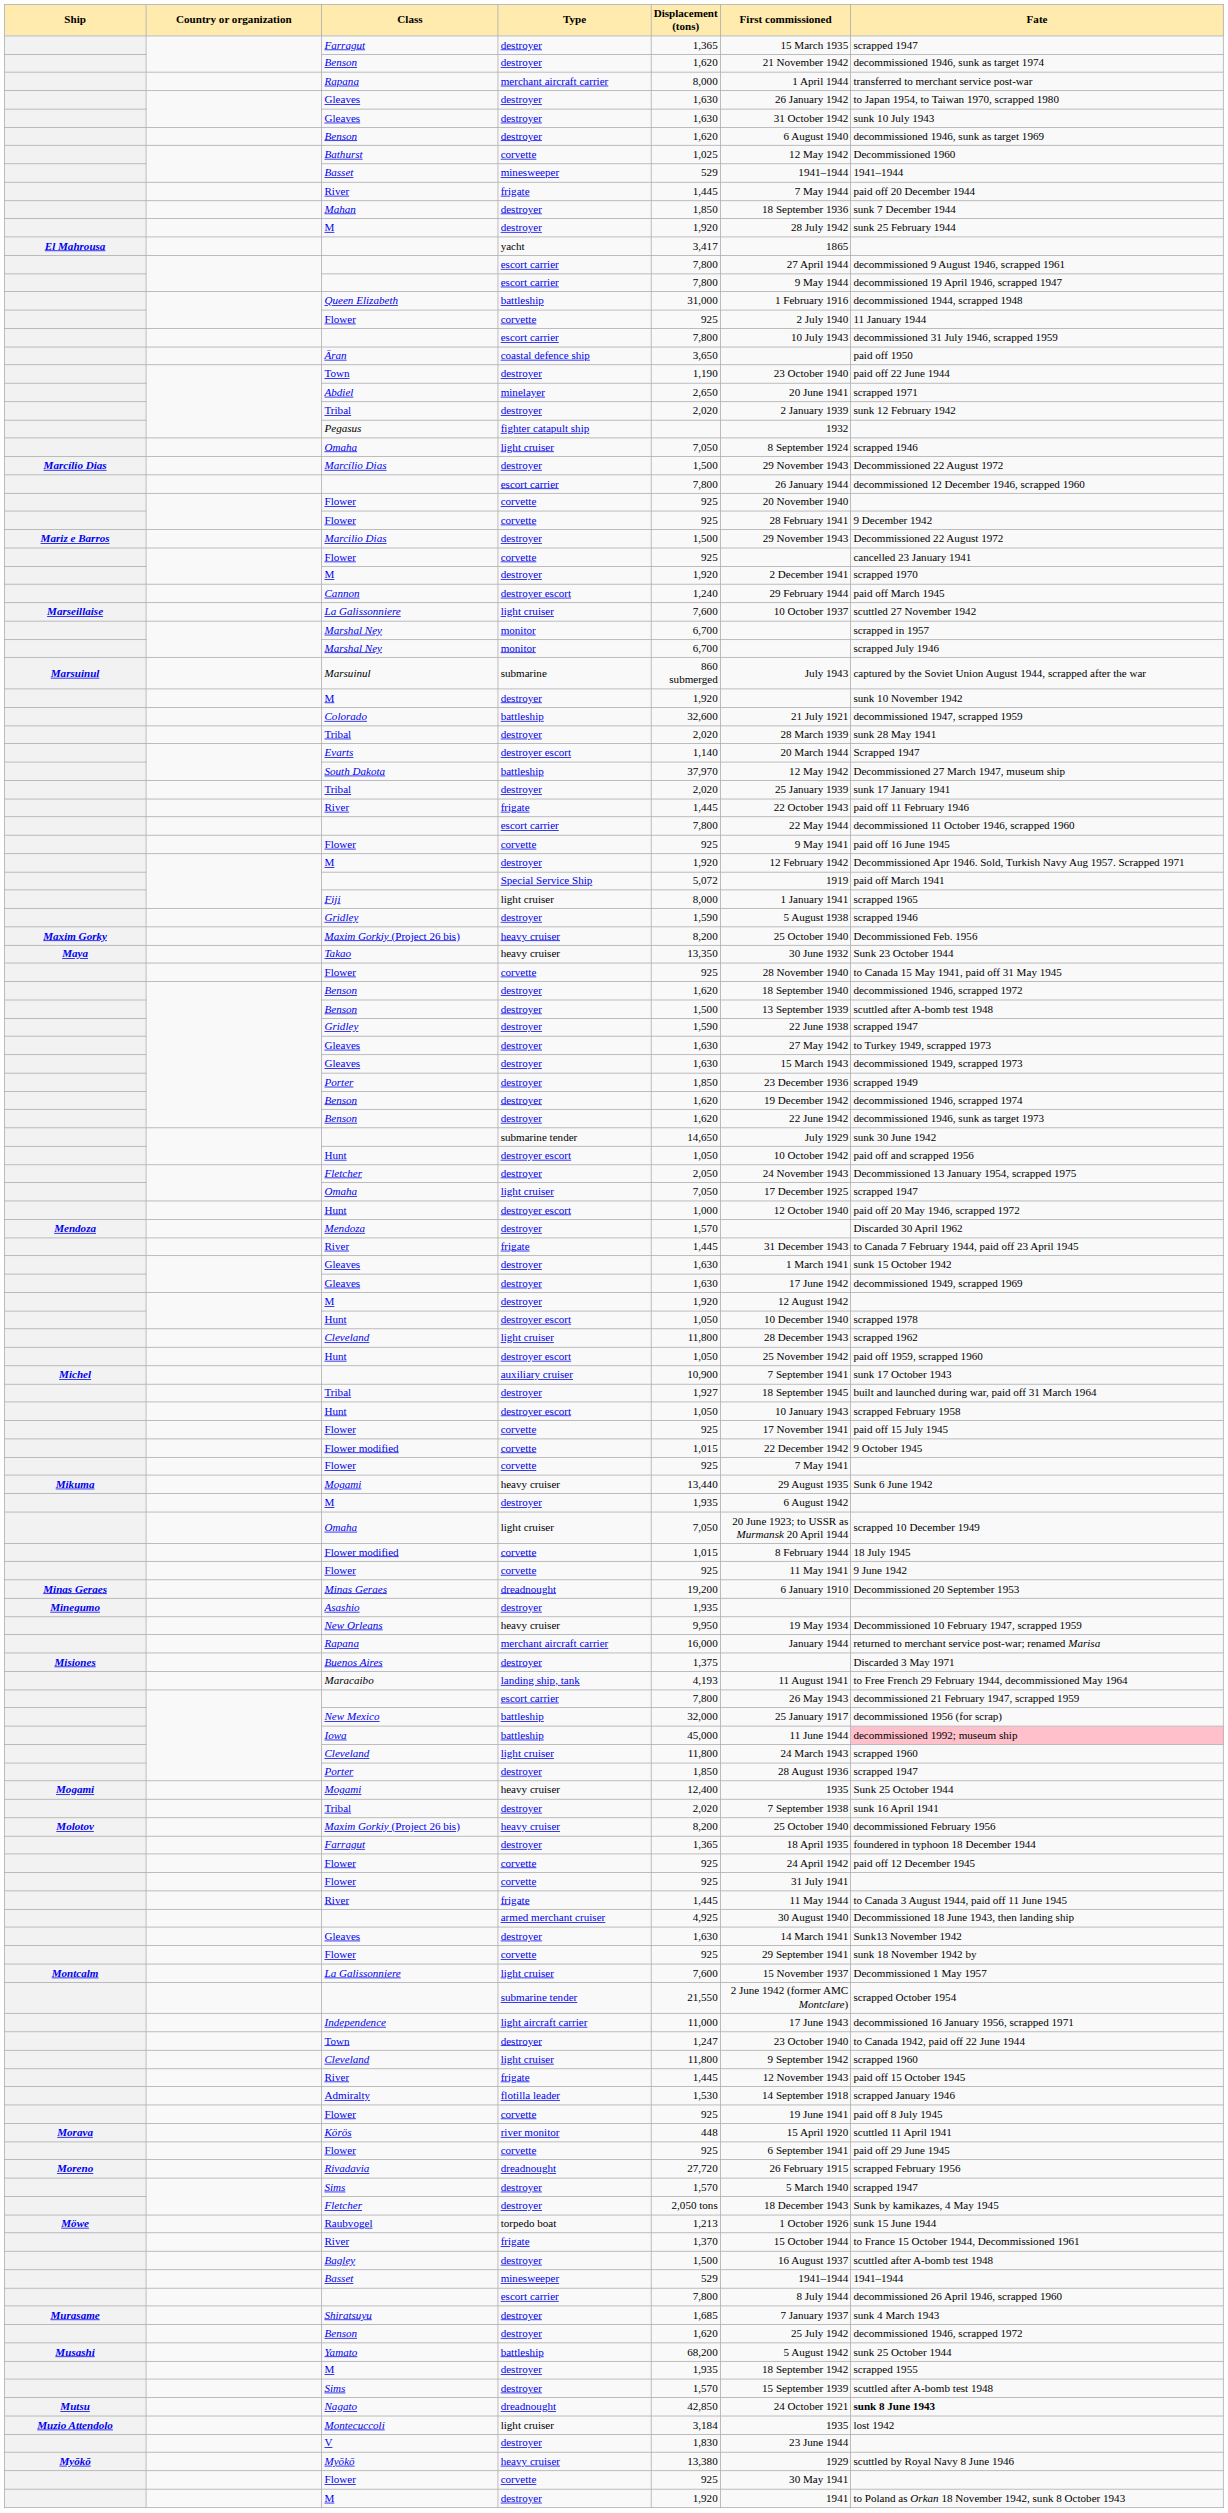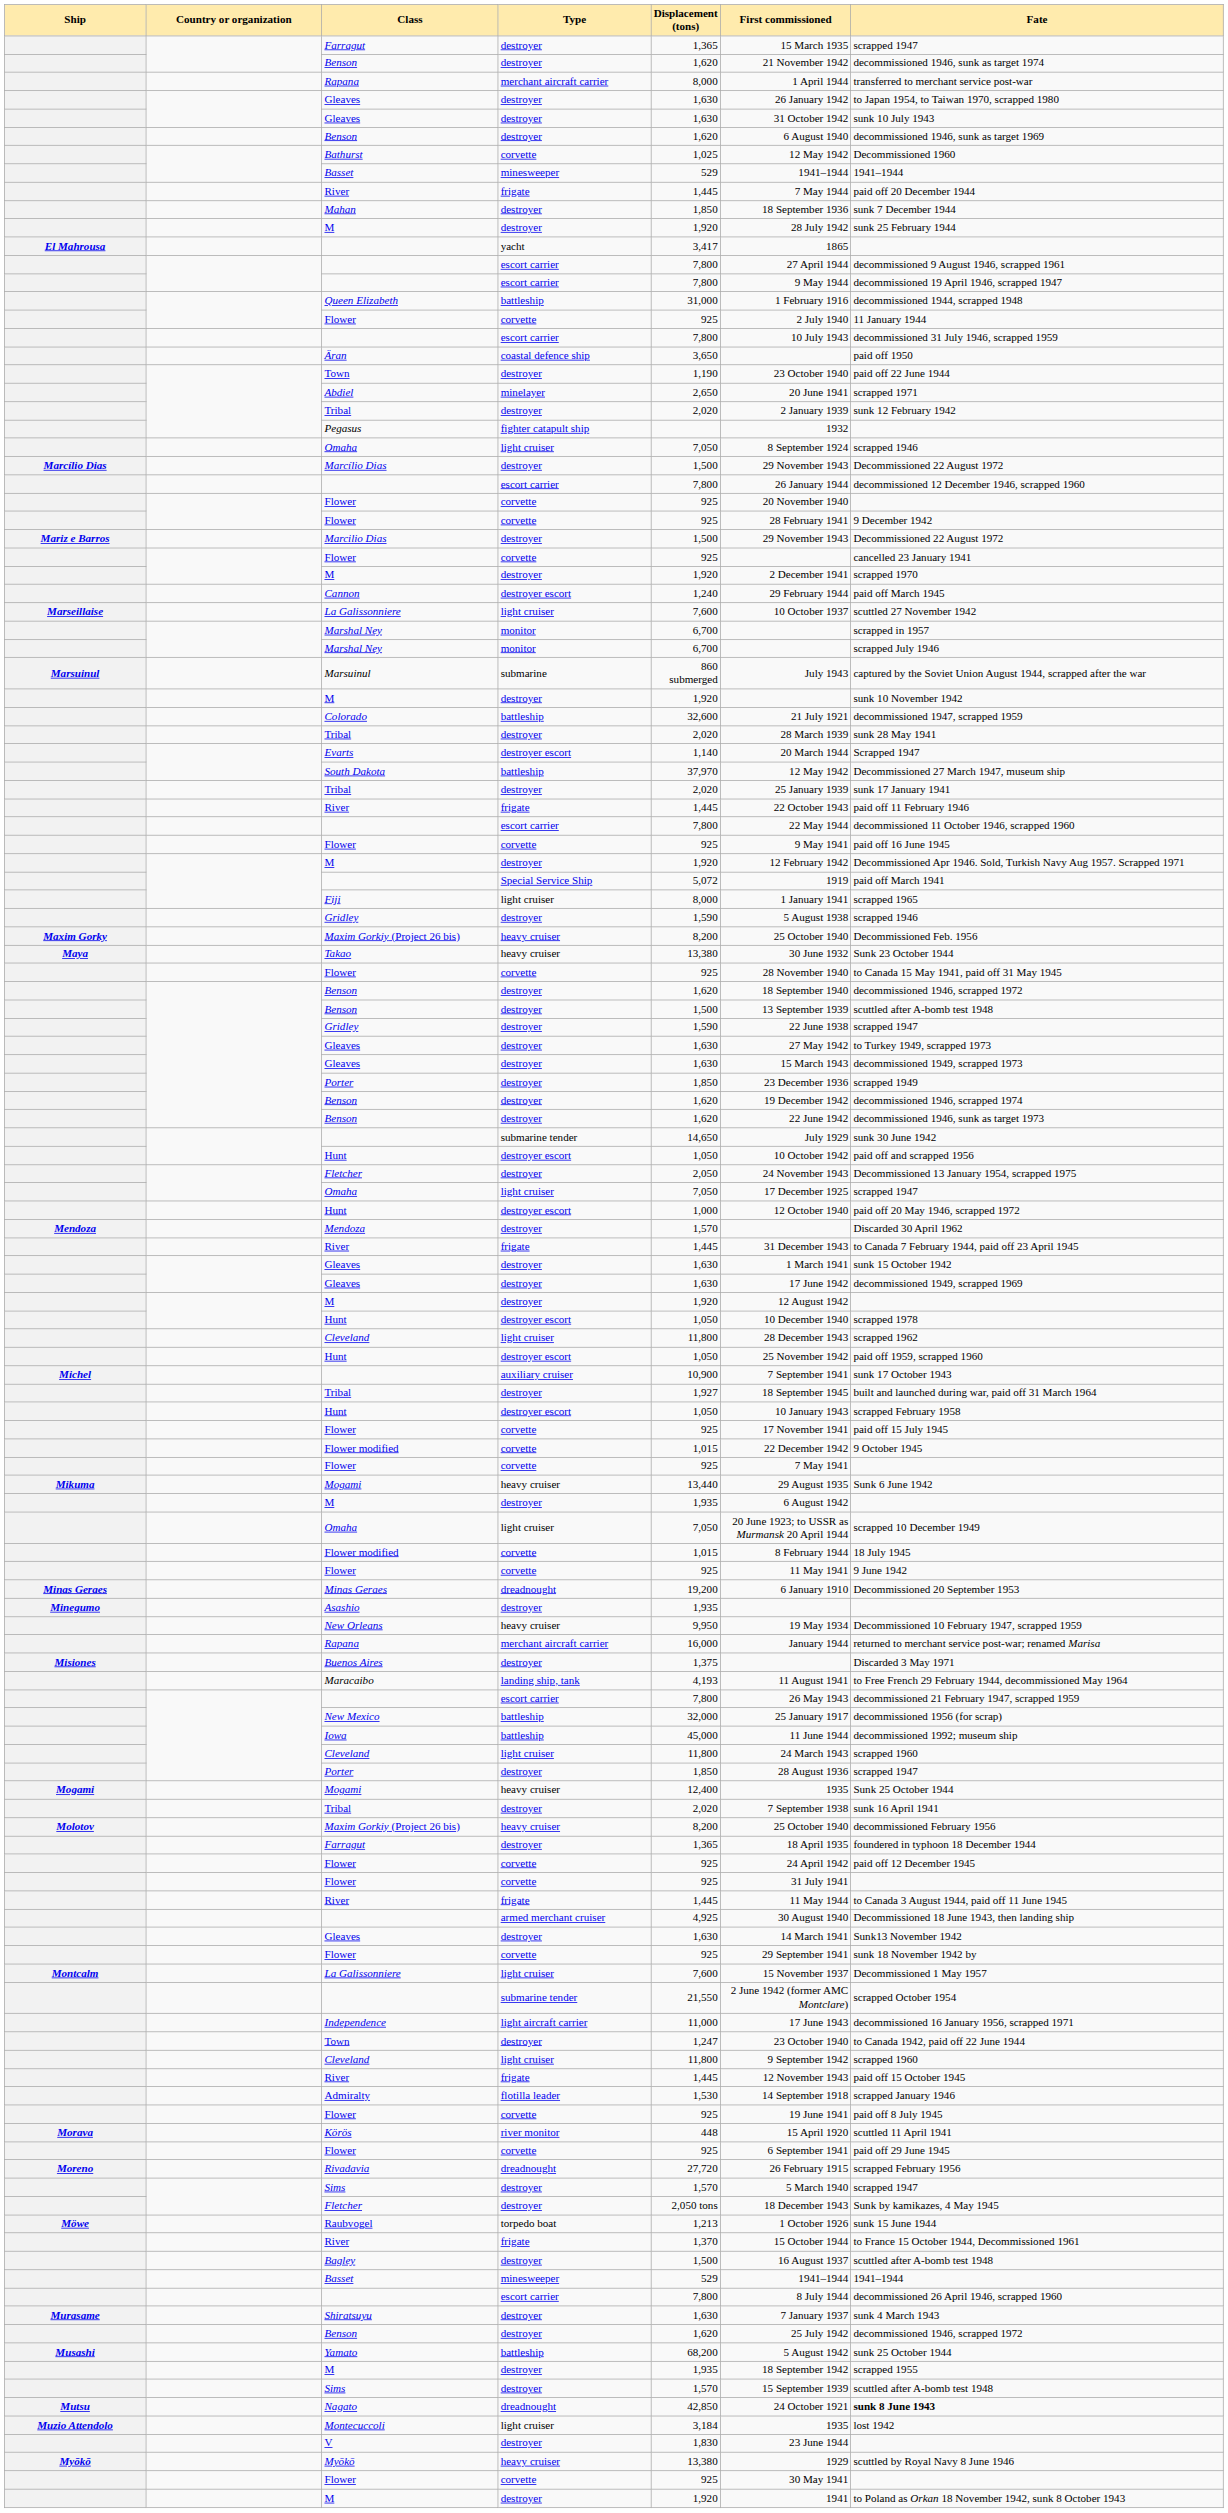(702, 954) 13,350 -> (702, 954) 13,380
(935, 1735) pink background -> (935, 1735) no background
(705, 2315) 1,685 -> (705, 2315) 1,630
